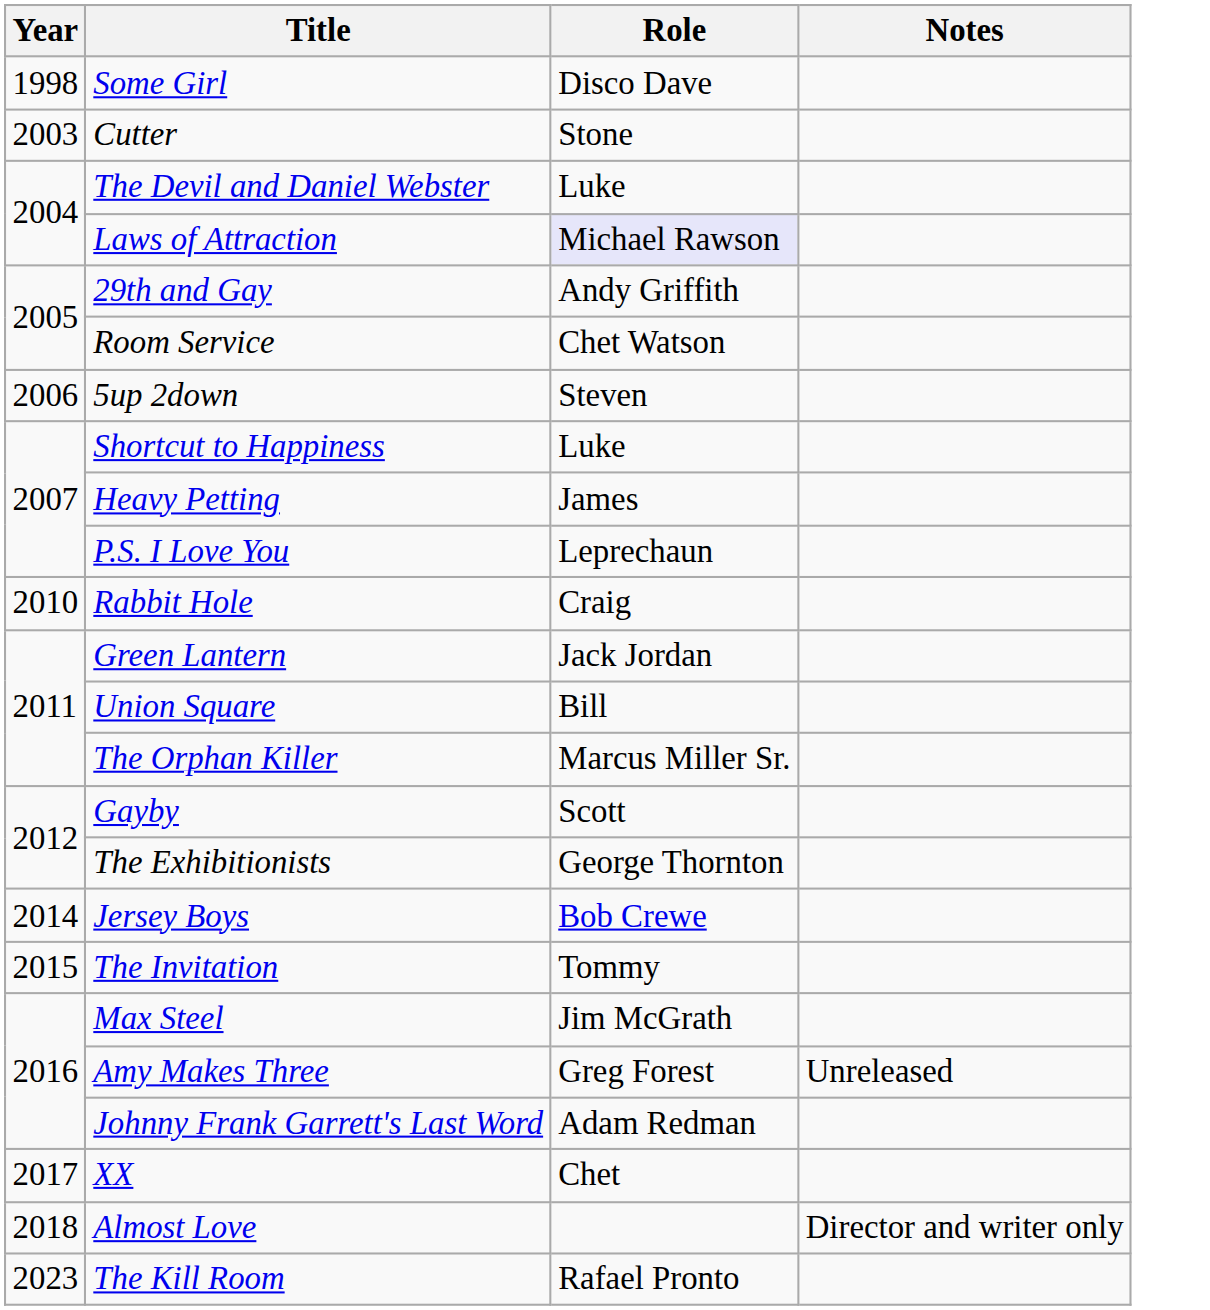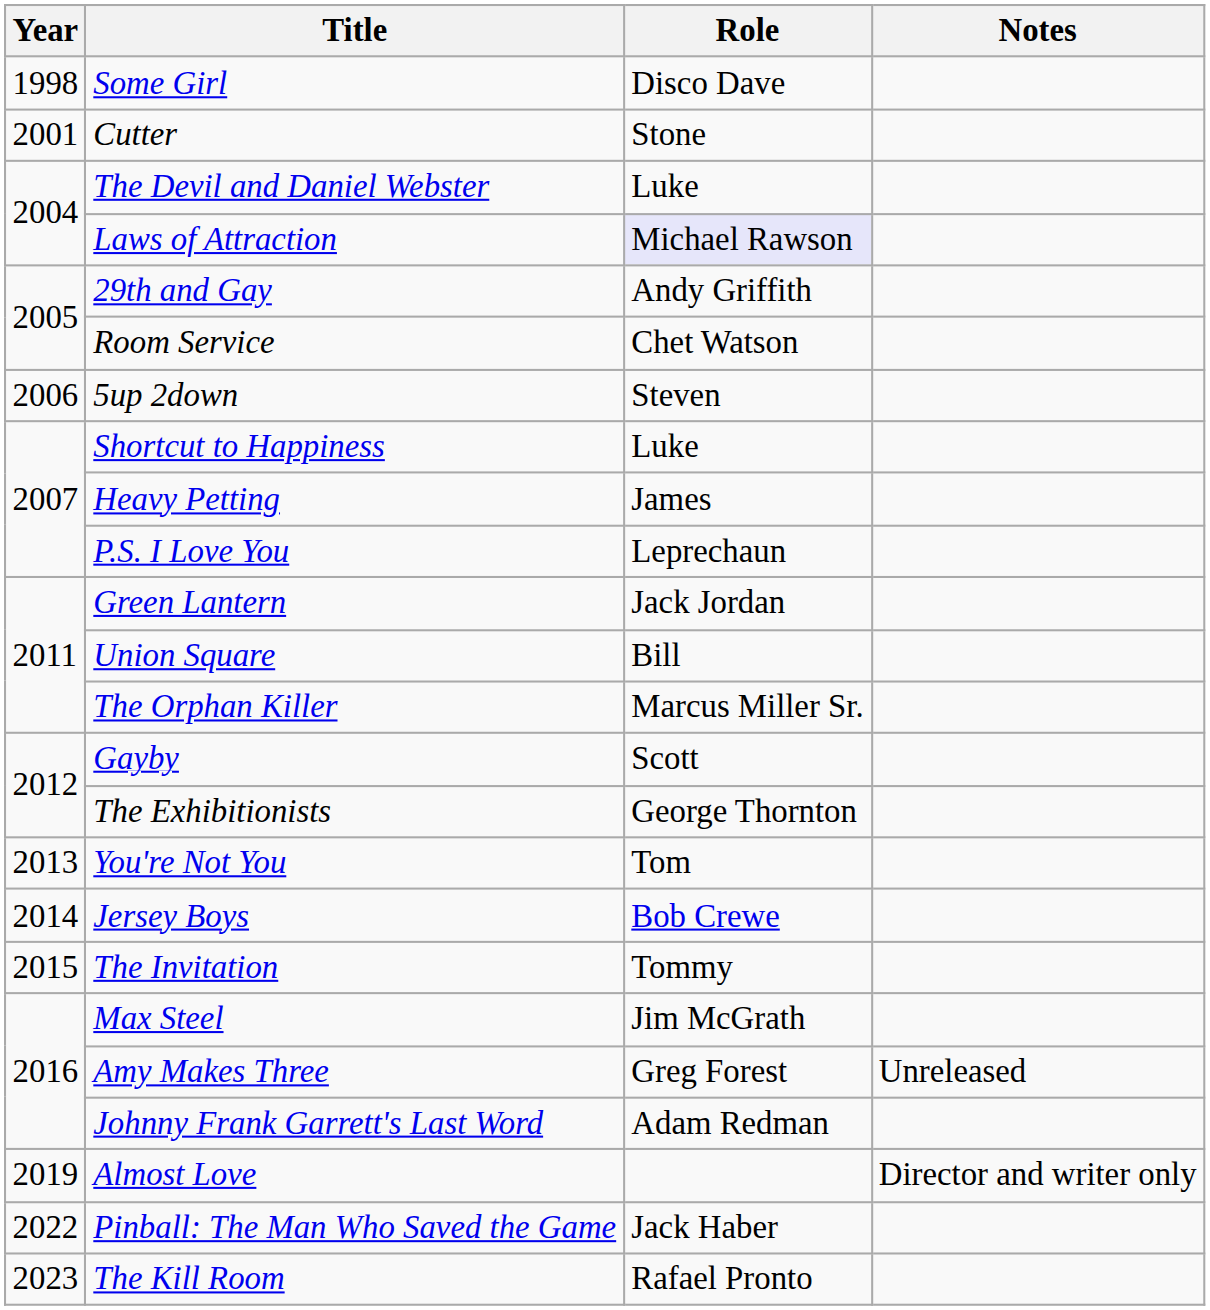(45, 134) 2003 -> (45, 134) 2001
- row: (173, 602)
+ row: (190, 862)
- row: (113, 1174)
(45, 1226) 2018 -> (45, 1174) 2019
+ row: (355, 1226)
